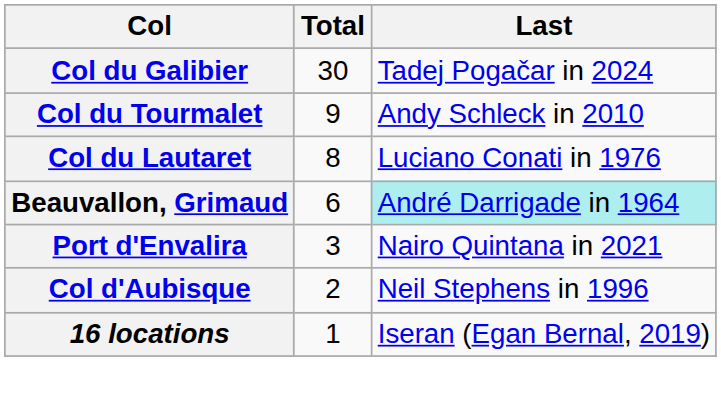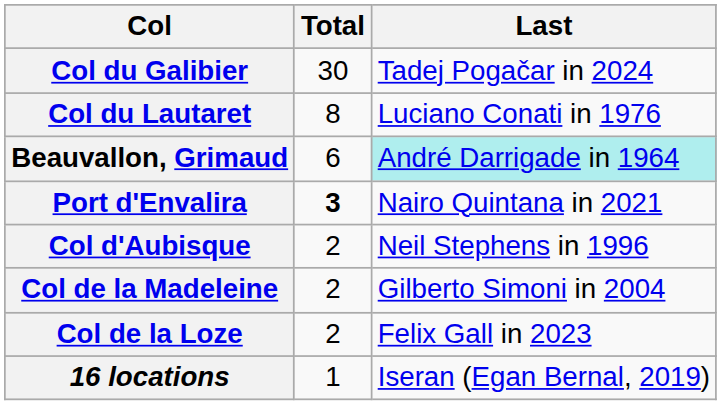- row: (150, 114)
(333, 245) normal -> (333, 202) bold
+ row: (150, 289)
+ row: (150, 333)
